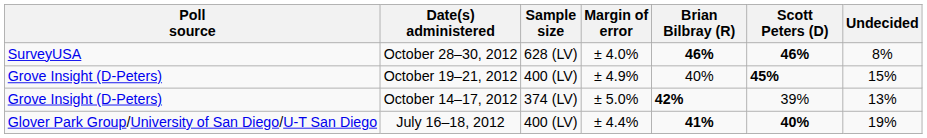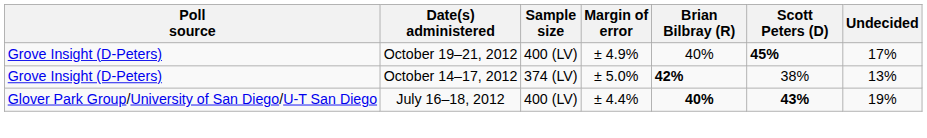- row: (451, 54)
(882, 76) 15% -> (882, 54) 17%
(795, 99) 39% -> (795, 76) 38%
(699, 122) 41% -> (699, 99) 40%
(795, 122) 40% -> (795, 99) 43%
